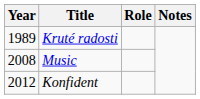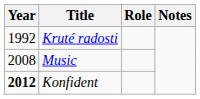(22, 37) 1989 -> (22, 37) 1992
(22, 82) normal -> (22, 82) bold
